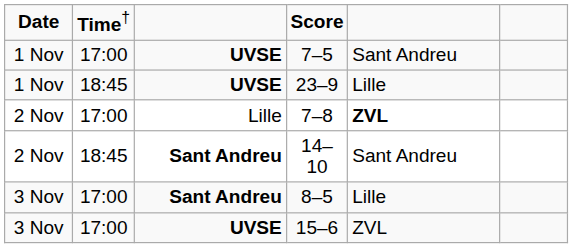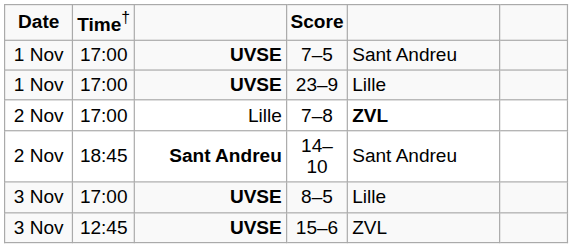(104, 85) 18:45 -> (104, 85) 17:00
(226, 197) Sant Andreu -> (256, 197) UVSE
(104, 227) 17:00 -> (104, 227) 12:45
